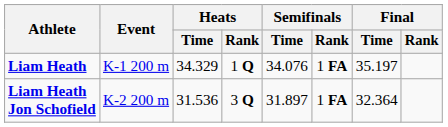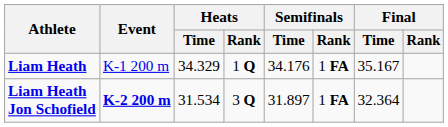(287, 66) 34.076 -> (289, 66) 34.176
(377, 66) 35.197 -> (378, 66) 35.167
(136, 100) normal -> (137, 100) bold
(197, 100) 31.536 -> (199, 100) 31.534
